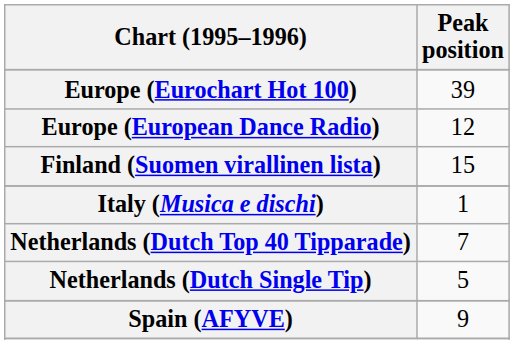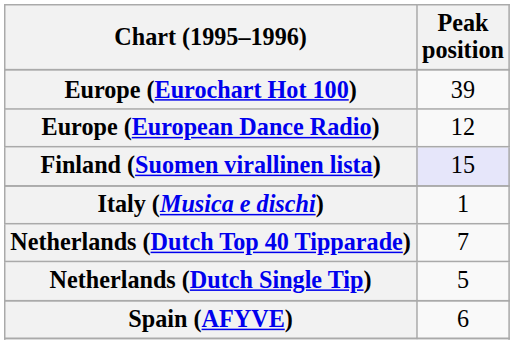(463, 165) no background -> (463, 165) lavender background
(463, 319) 9 -> (463, 319) 6
